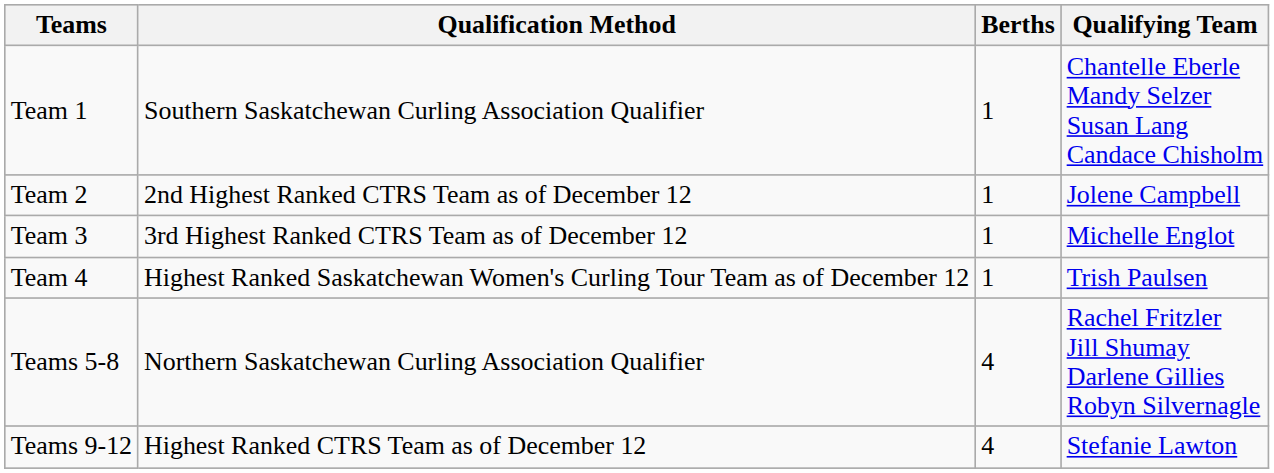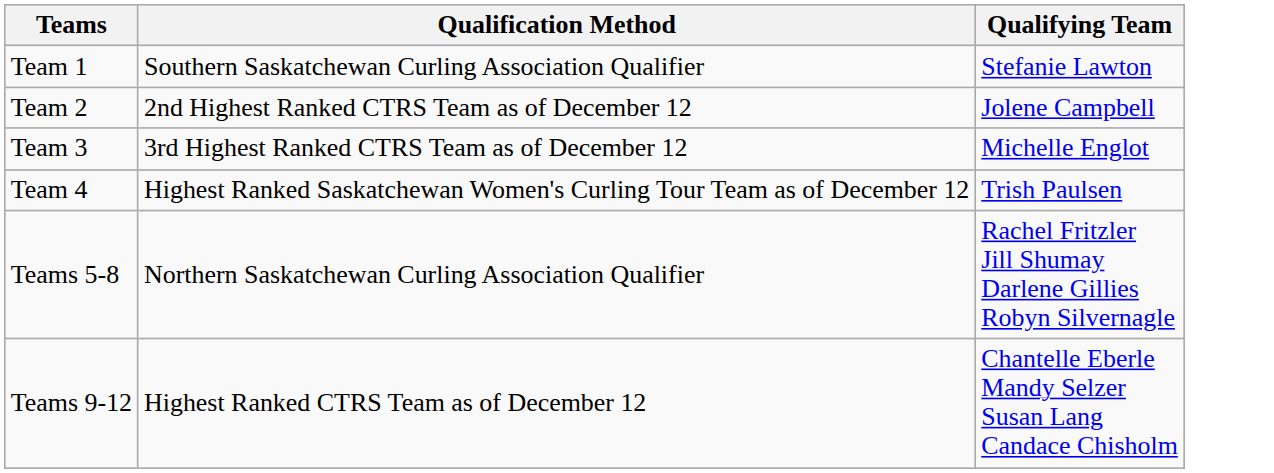- column: (1018, 25)
(1165, 109) Chantelle Eberle Mandy Selzer Susan Lang Candace Chisholm -> (1067, 66) Stefanie Lawton
(1152, 446) Stefanie Lawton -> (1080, 402) Chantelle Eberle Mandy Selzer Susan Lang Candace Chisholm
